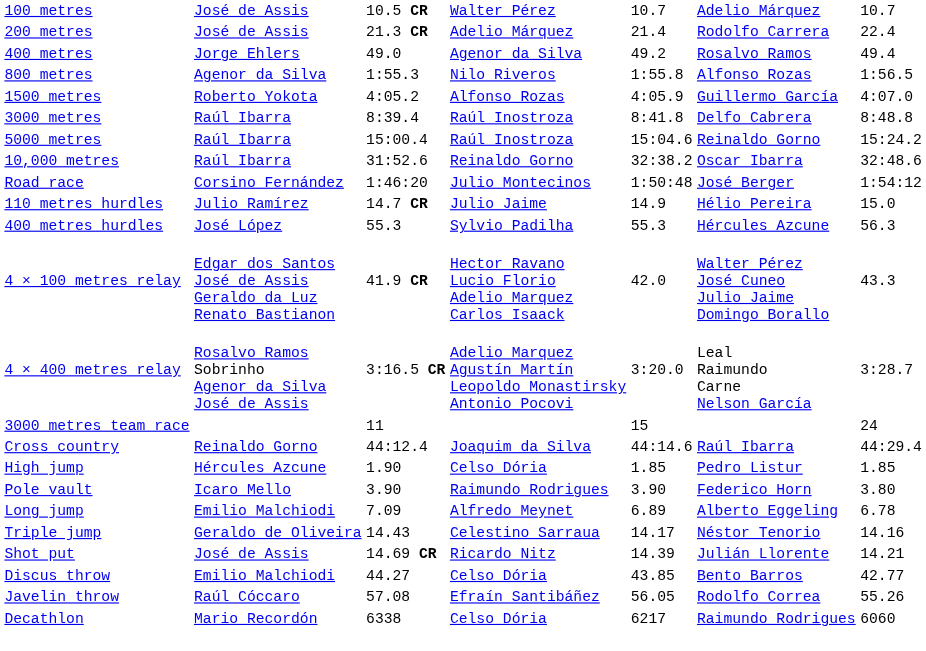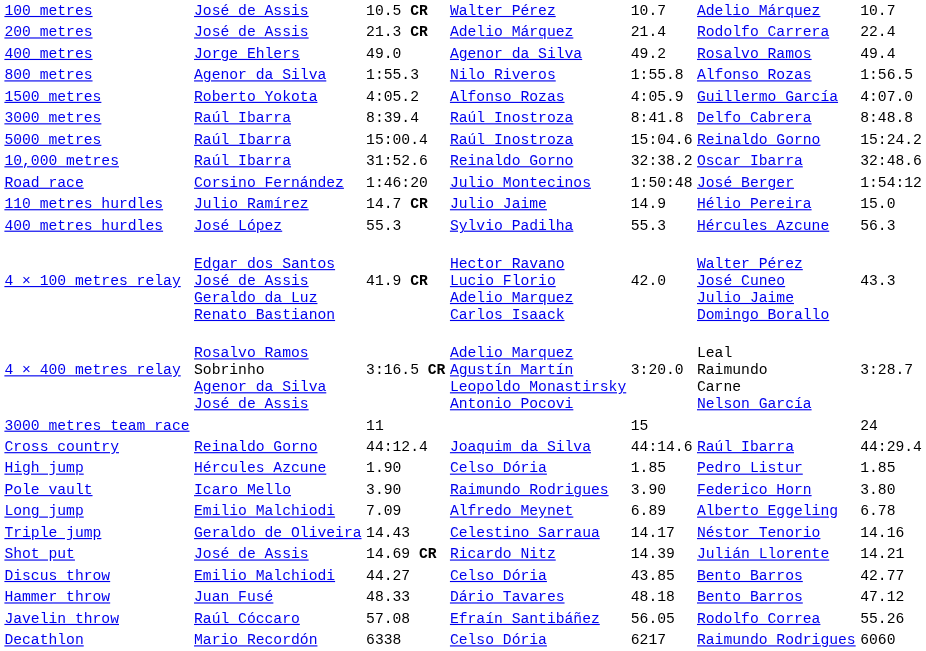+ row: (57, 597)
